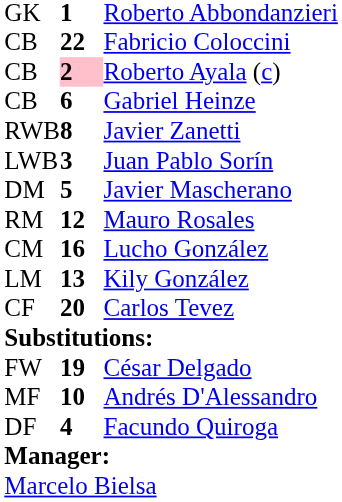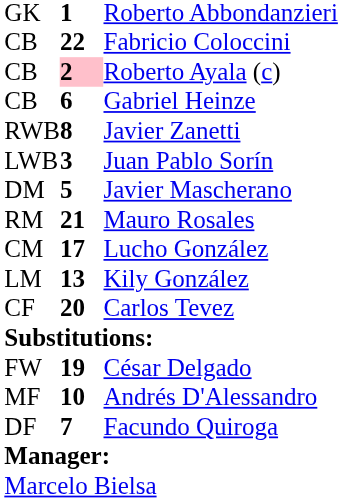(73, 219) 12 -> (73, 219) 21
(73, 249) 16 -> (73, 249) 17
(66, 426) 4 -> (66, 426) 7
